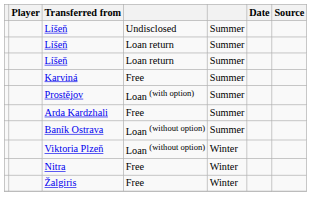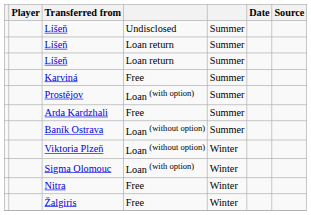+ row: (78, 168)
